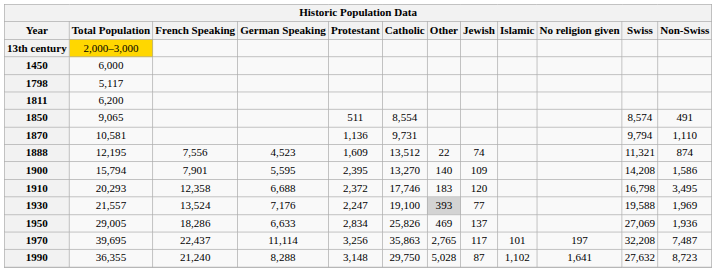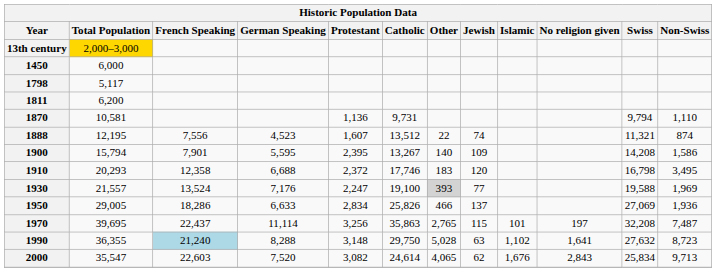- row: (37, 118)
(355, 153) 1,609 -> (355, 135) 1,607
(405, 170) 13,270 -> (405, 153) 13,267
(444, 223) 469 -> (444, 205) 466
(479, 240) 117 -> (479, 223) 115
(195, 258) no background -> (195, 240) lightblue background
(479, 258) 87 -> (479, 240) 63
+ row: (37, 258)
